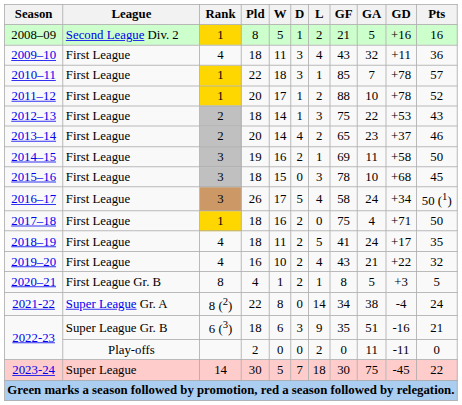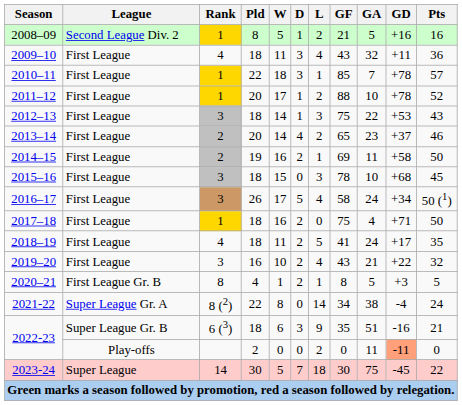(221, 116) 2 -> (221, 116) 3
(221, 156) 3 -> (221, 156) 2
(221, 261) 4 -> (221, 261) 3
(401, 349) no background -> (401, 349) lightsalmon background
